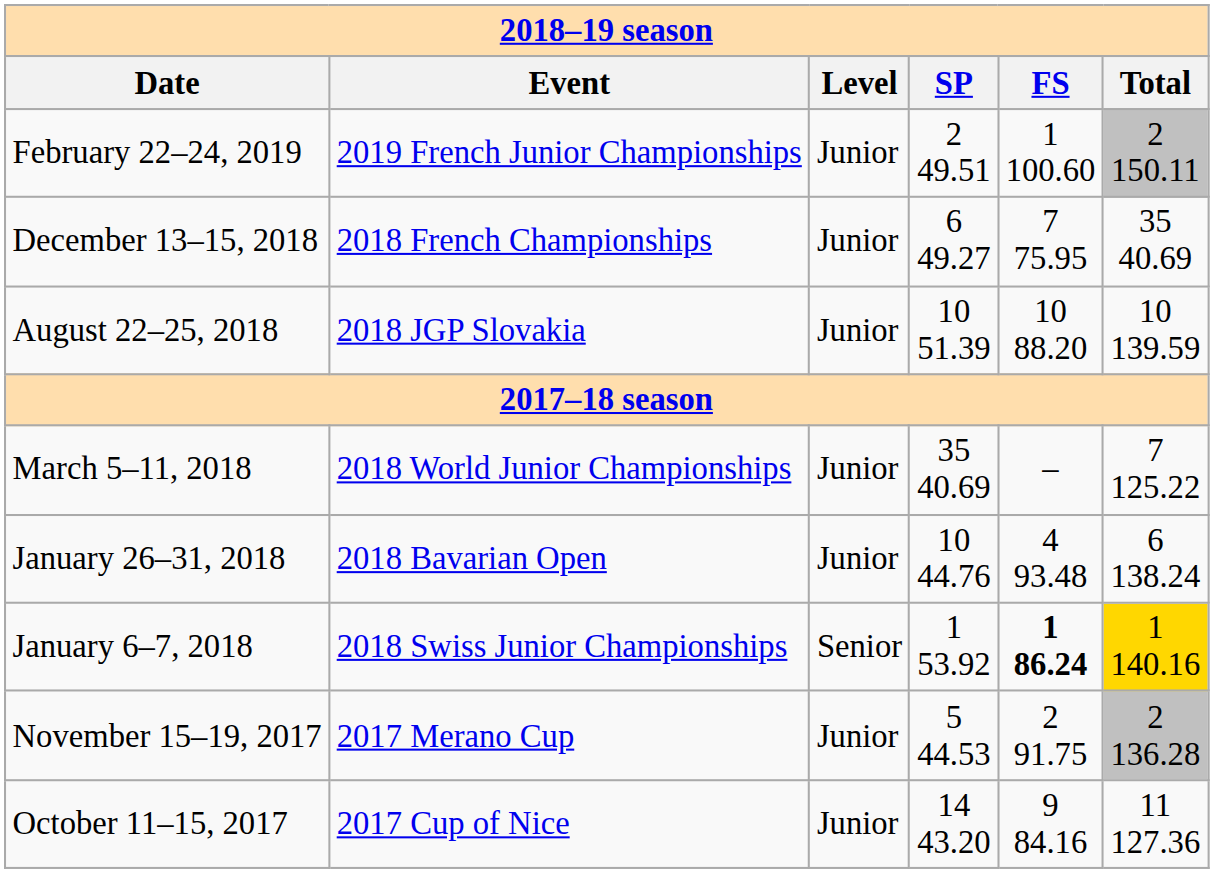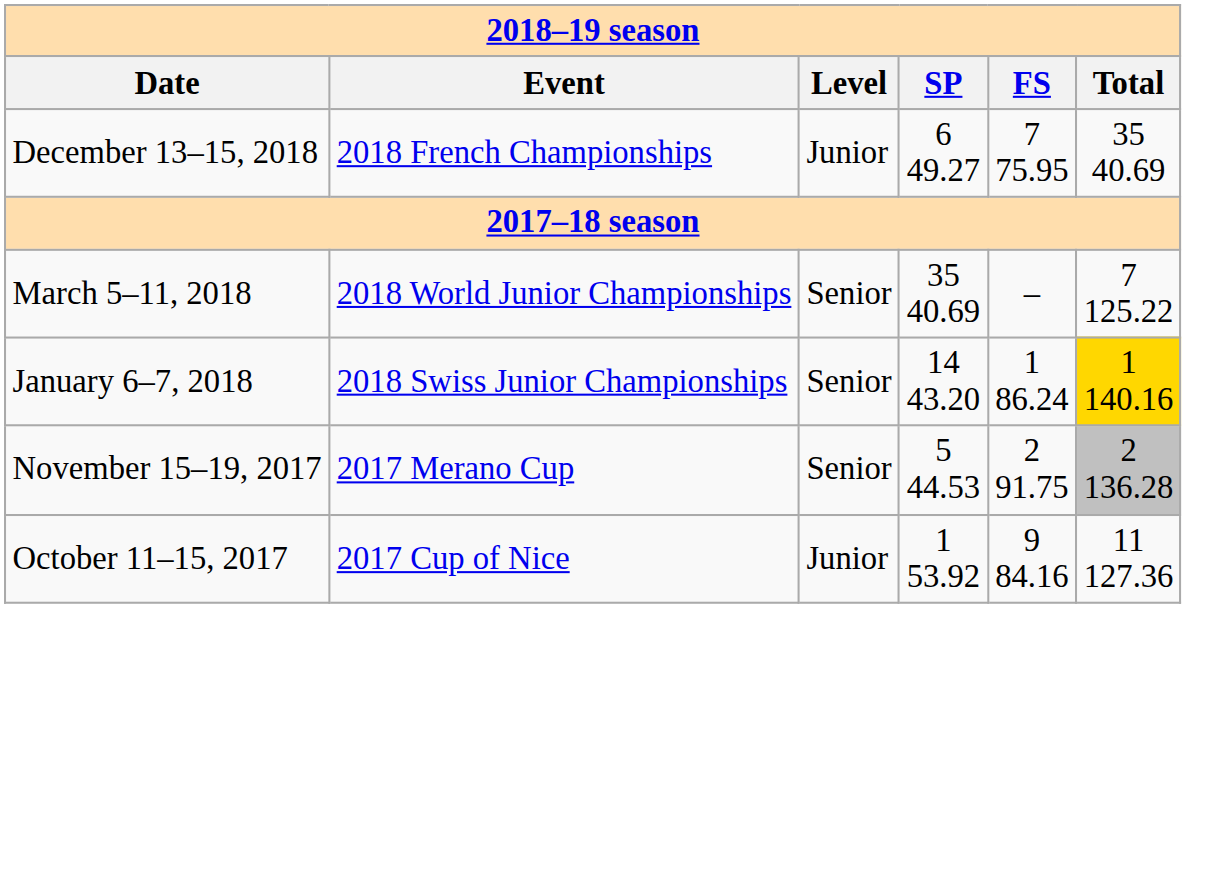- row: (157, 152)
- row: (145, 329)
(858, 469) Junior -> (849, 292) Senior
- row: (149, 557)
(954, 646) 1 53.92 -> (943, 381) 14 43.20
(1051, 646) bold -> (1032, 381) normal
(858, 734) Junior -> (849, 469) Senior
(954, 823) 14 43.20 -> (943, 557) 1 53.92
